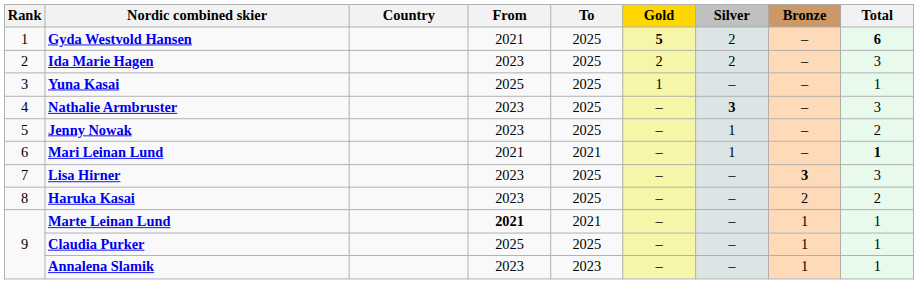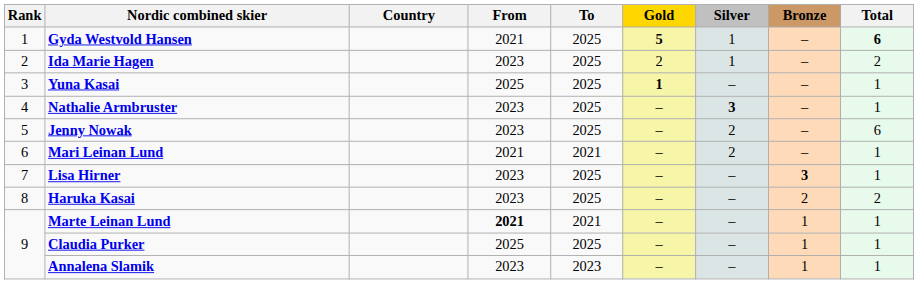(732, 38) 2 -> (732, 38) 1
(732, 61) 2 -> (732, 61) 1
(877, 61) 3 -> (877, 61) 2
(659, 84) normal -> (659, 84) bold
(877, 107) 3 -> (877, 107) 1
(732, 130) 1 -> (732, 130) 2
(877, 130) 2 -> (877, 130) 6
(732, 152) 1 -> (732, 152) 2
(877, 152) bold -> (877, 152) normal
(877, 175) 3 -> (877, 175) 1
